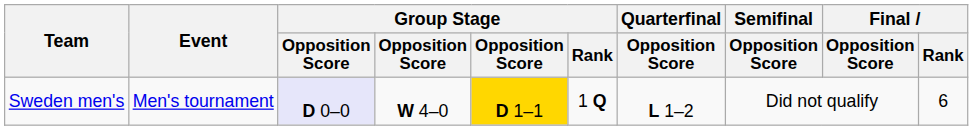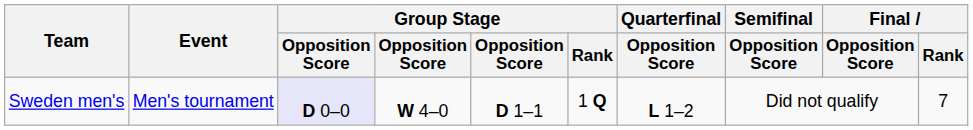(519, 112) gold background -> (519, 112) no background
(943, 102) 6 -> (943, 102) 7
